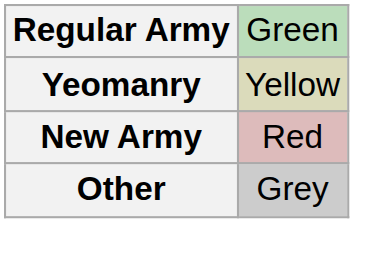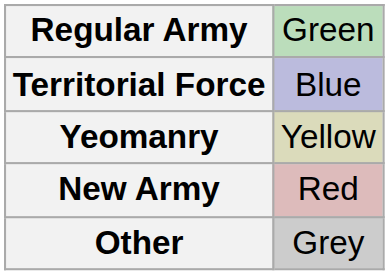+ row: (139, 83)
